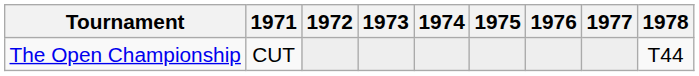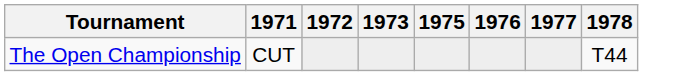- column: (442, 21)
